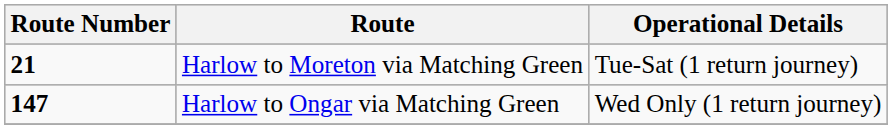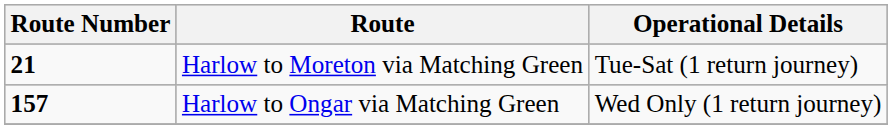(29, 104) 147 -> (29, 104) 157
